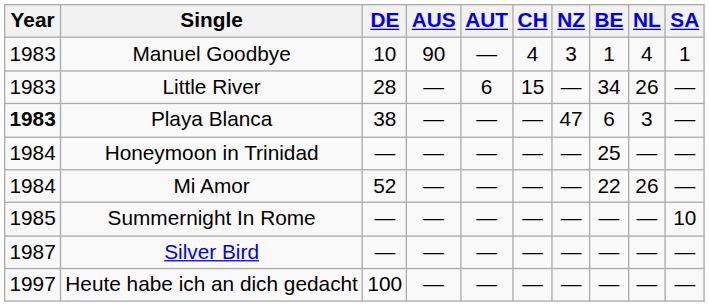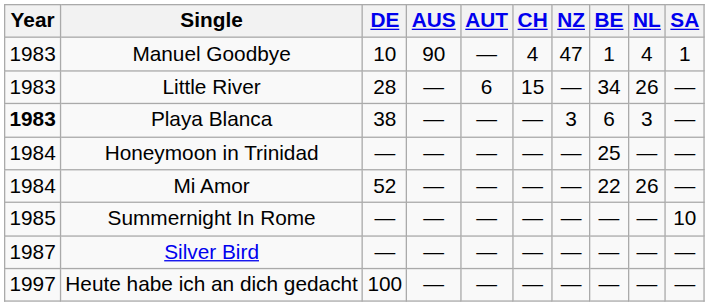(571, 53) 3 -> (571, 53) 47
(571, 119) 47 -> (571, 119) 3
